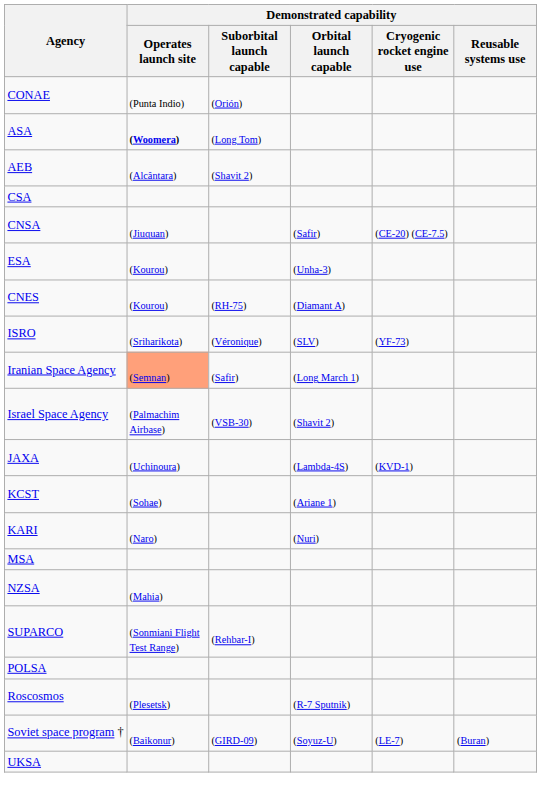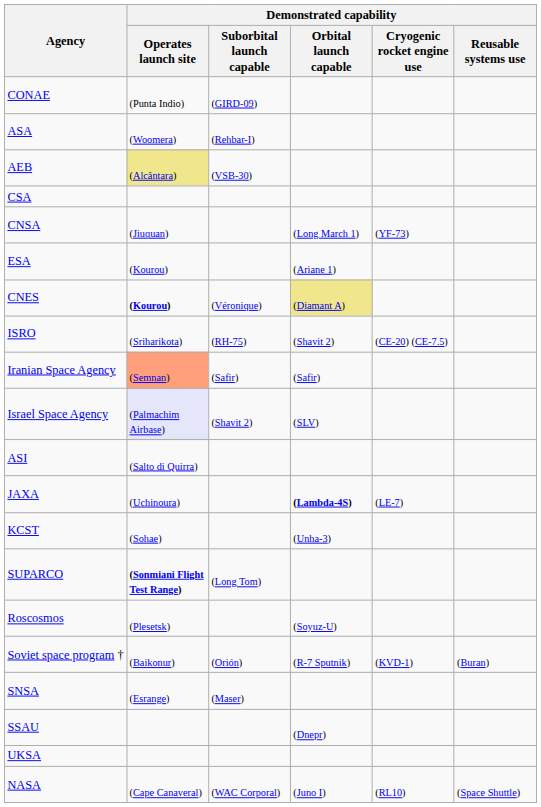(227, 103) (Orión) -> (234, 103) (GIRD-09)
(154, 139) bold -> (153, 139) normal
(236, 139) (Long Tom) -> (233, 139) (Rehbar-I)
(153, 175) no background -> (153, 175) khaki background
(232, 175) (Shavit 2) -> (232, 175) (VSB-30)
(307, 233) (Safir) -> (326, 233) (Long March 1)
(411, 233) (CE-20) (CE-7.5) -> (392, 233) (YF-73)
(312, 269) (Unha-3) -> (315, 269) (Ariane 1)
(149, 305) normal -> (150, 305) bold
(229, 305) (RH-75) -> (237, 305) (Véronique)
(319, 305) no background -> (319, 305) khaki background
(237, 342) (Véronique) -> (229, 342) (RH-75)
(306, 342) (SLV) -> (314, 342) (Shavit 2)
(392, 342) (YF-73) -> (411, 342) (CE-20) (CE-7.5)
(326, 378) (Long March 1) -> (307, 378) (Safir)
(154, 422) no background -> (154, 422) lavender background
(232, 422) (VSB-30) -> (232, 422) (Shavit 2)
(314, 422) (Shavit 2) -> (306, 422) (SLV)
+ row: (17, 457)
(321, 466) normal -> (322, 501) bold
(394, 466) (KVD-1) -> (389, 502) (LE-7)
(315, 502) (Ariane 1) -> (312, 538) (Unha-3)
- row: (23, 530)
- row: (21, 559)
- row: (24, 587)
(165, 639) normal -> (167, 582) bold
(233, 639) (Rehbar-I) -> (236, 582) (Long Tom)
- row: (27, 668)
(322, 704) (R-7 Sputnik) -> (315, 626) (Soyuz-U)
(234, 741) (GIRD-09) -> (227, 662) (Orión)
(315, 741) (Soyuz-U) -> (322, 662) (R-7 Sputnik)
(389, 741) (LE-7) -> (394, 662) (KVD-1)
+ row: (23, 690)
+ row: (23, 727)
+ row: (24, 784)
